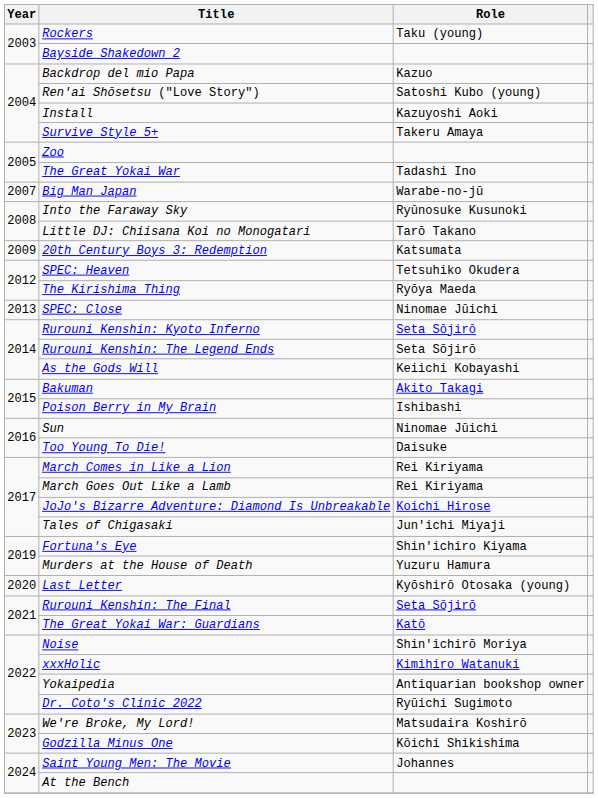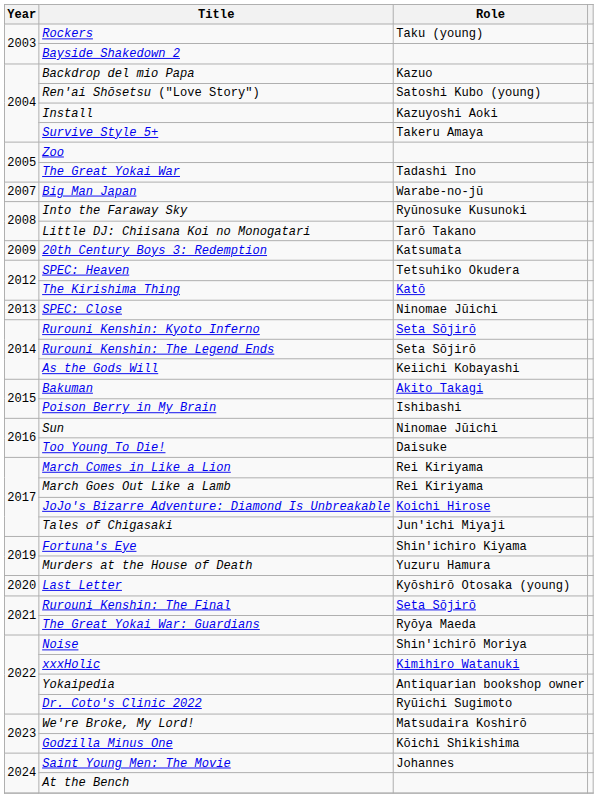(436, 290) Ryōya Maeda -> (411, 290) Katō
(411, 625) Katō -> (436, 625) Ryōya Maeda
